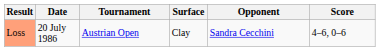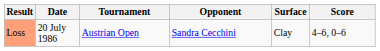columns swapped: (188, 12) <-> (259, 12)
